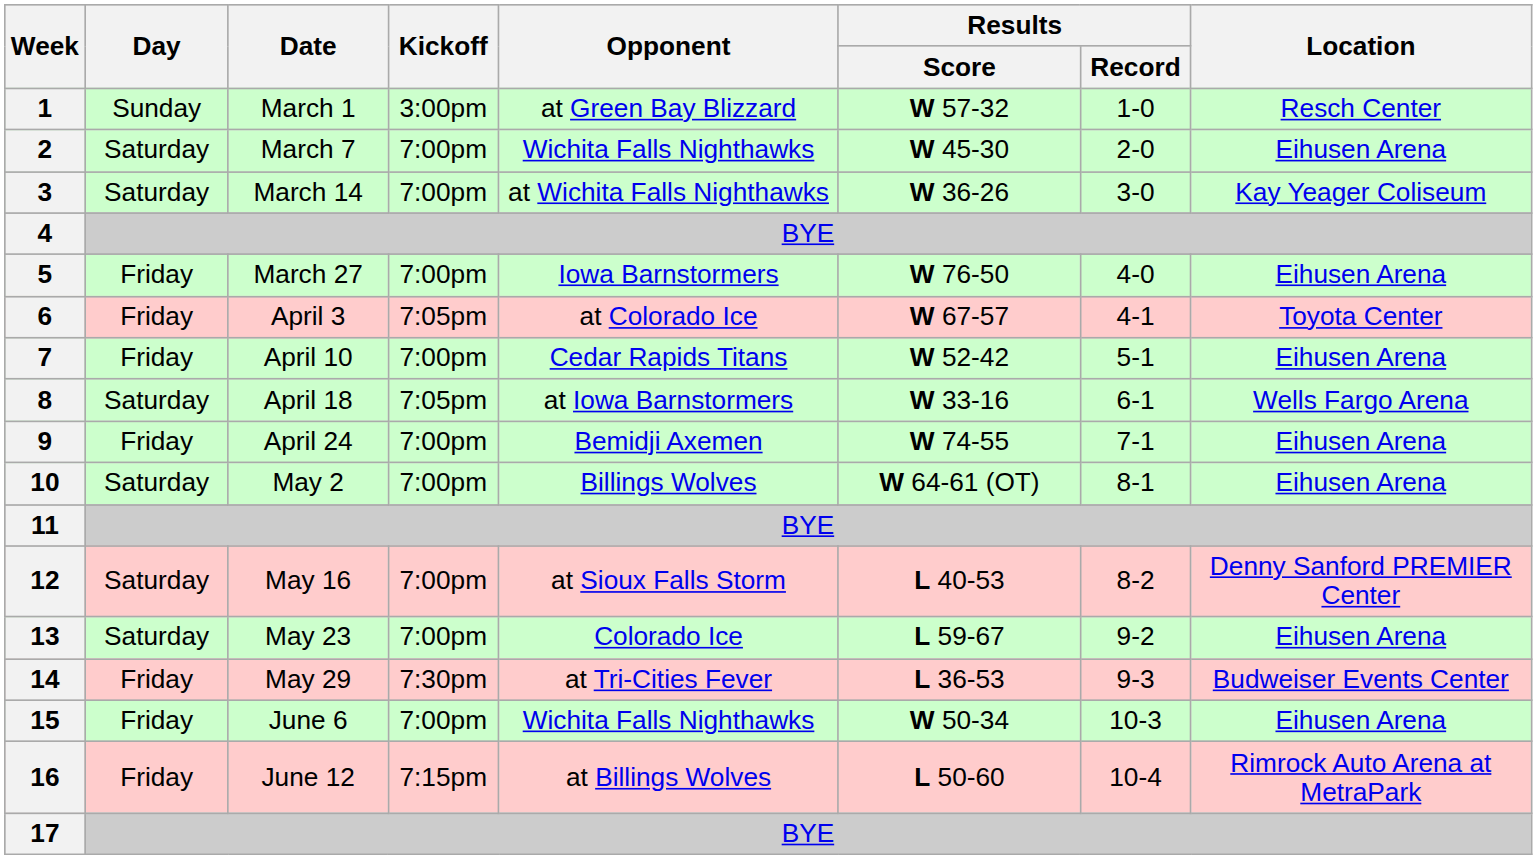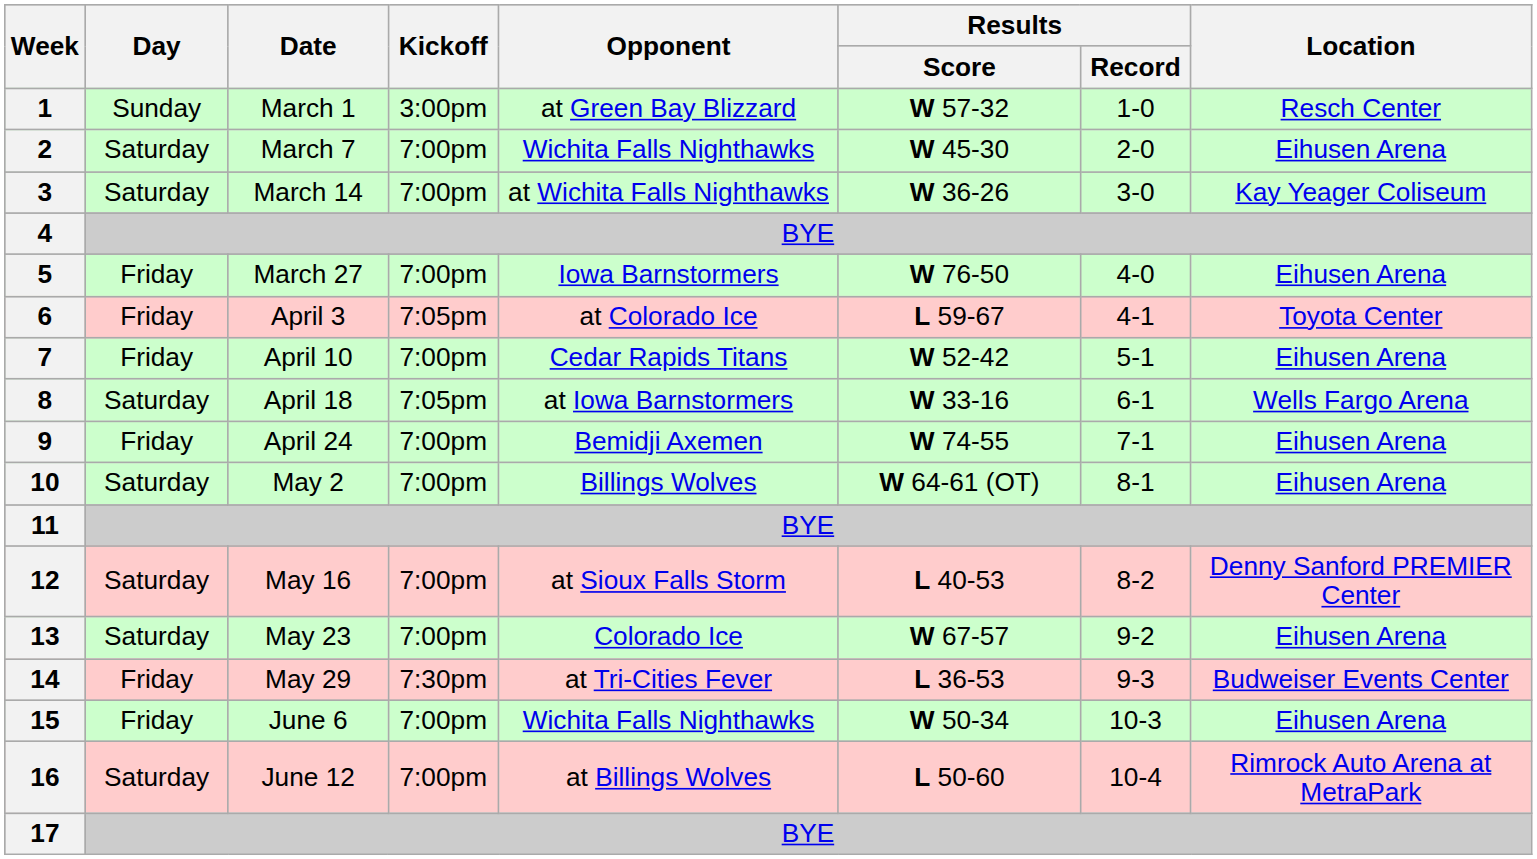(959, 316) W 67-57 -> (959, 316) L 59-67
(959, 637) L 59-67 -> (959, 637) W 67-57
(157, 777) Friday -> (157, 777) Saturday
(443, 777) 7:15pm -> (443, 777) 7:00pm
